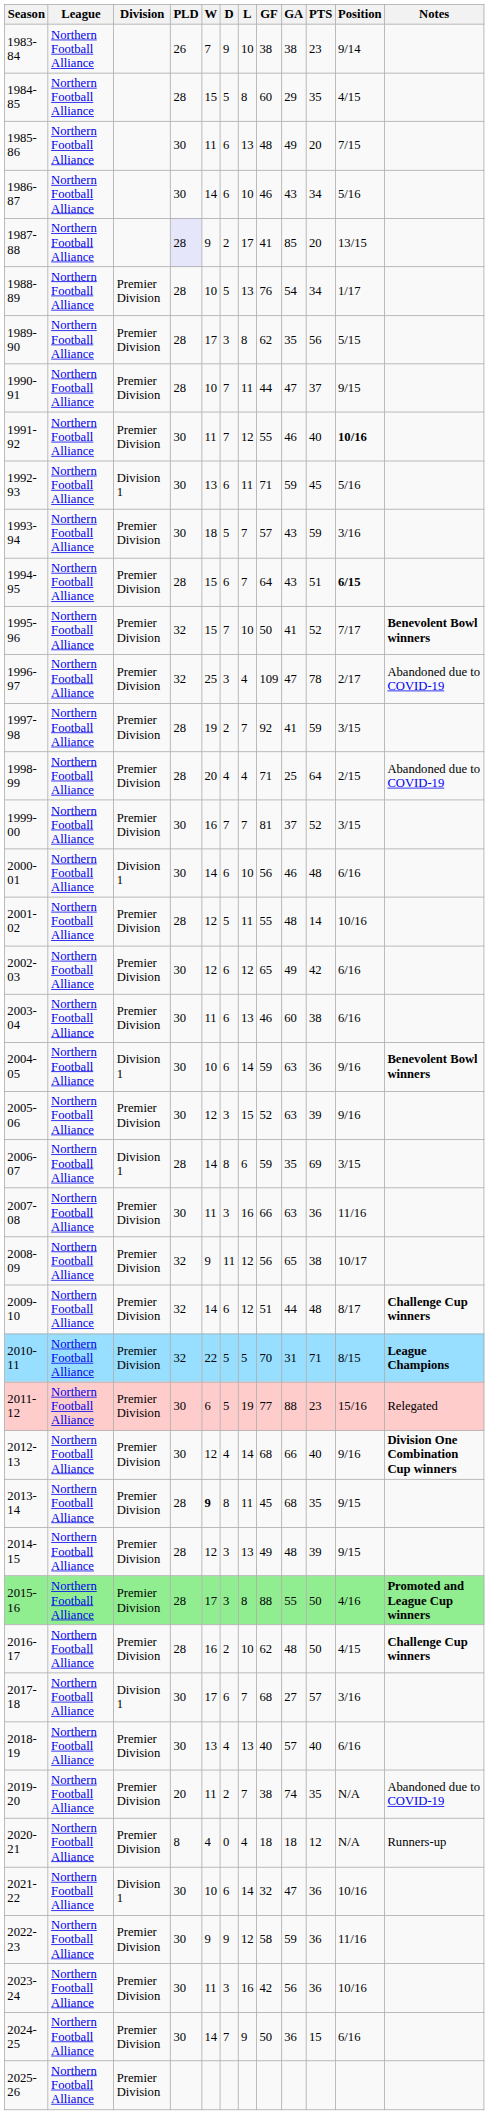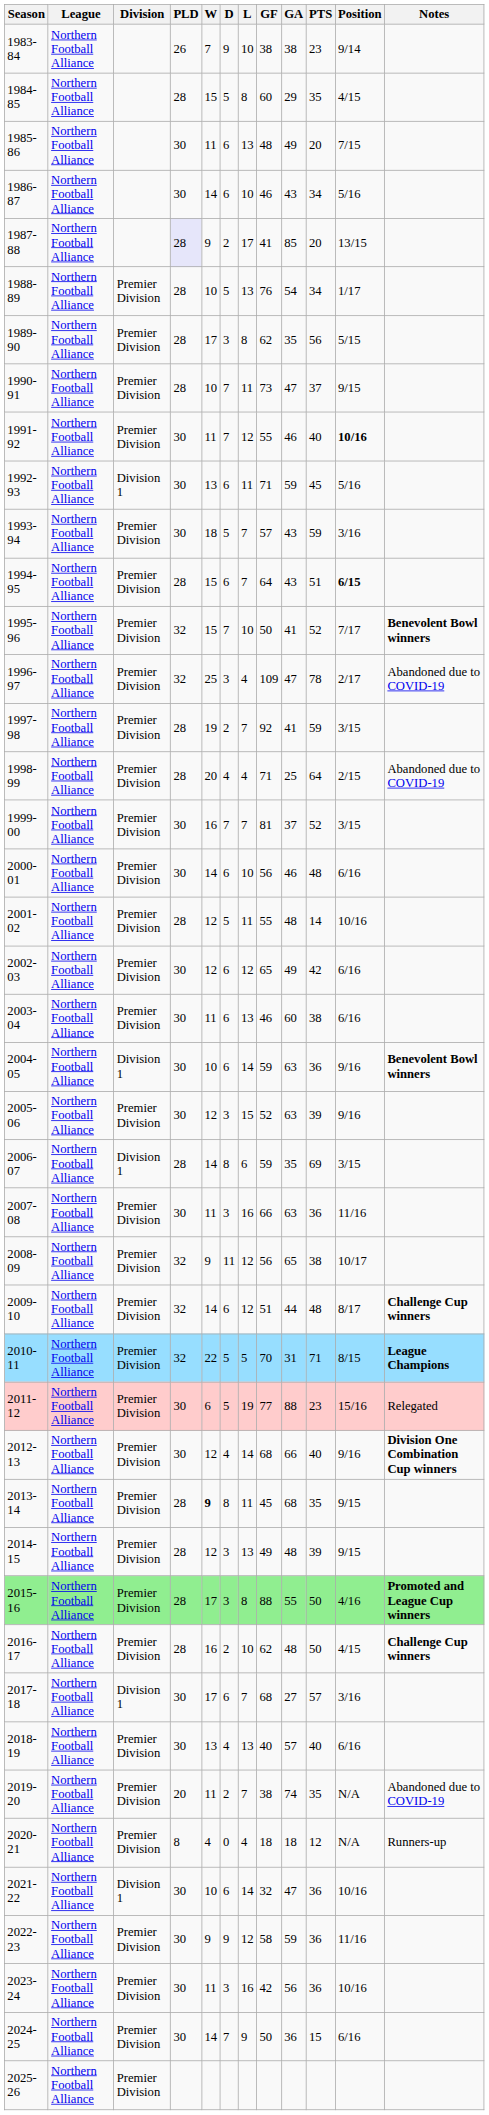(266, 388) 44 -> (266, 388) 73
(138, 873) Division 1 -> (138, 873) Premier Division
